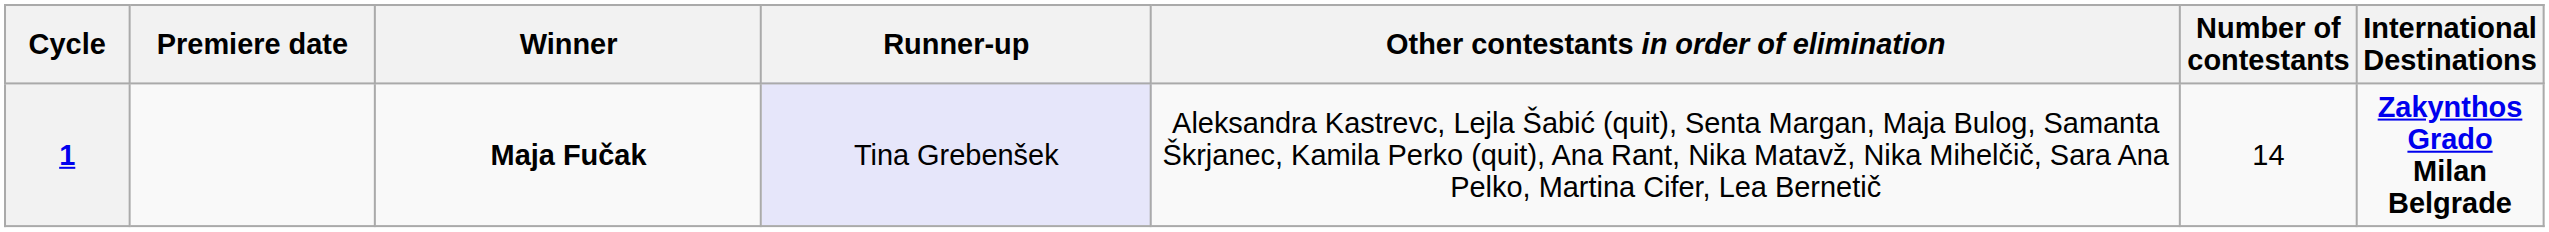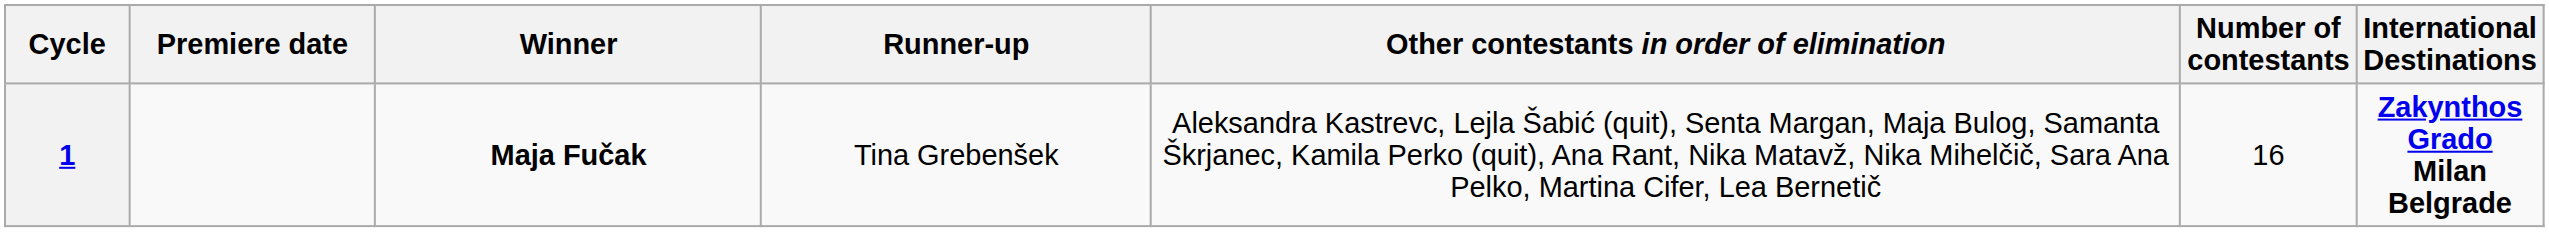(956, 154) lavender background -> (956, 154) no background
(2268, 154) 14 -> (2268, 154) 16
